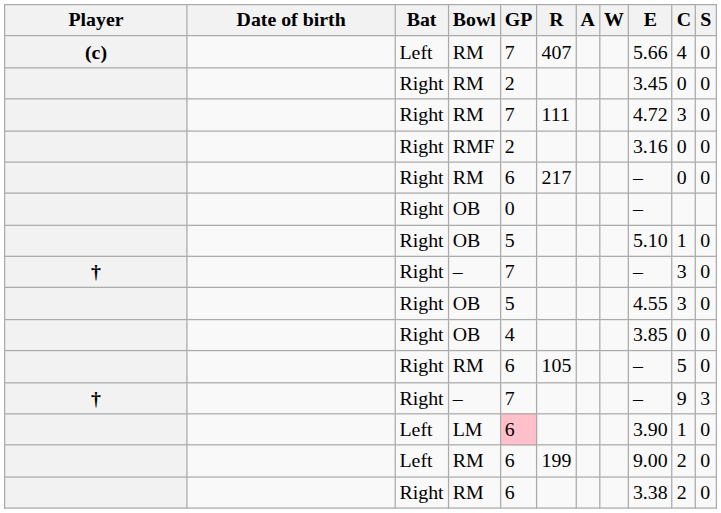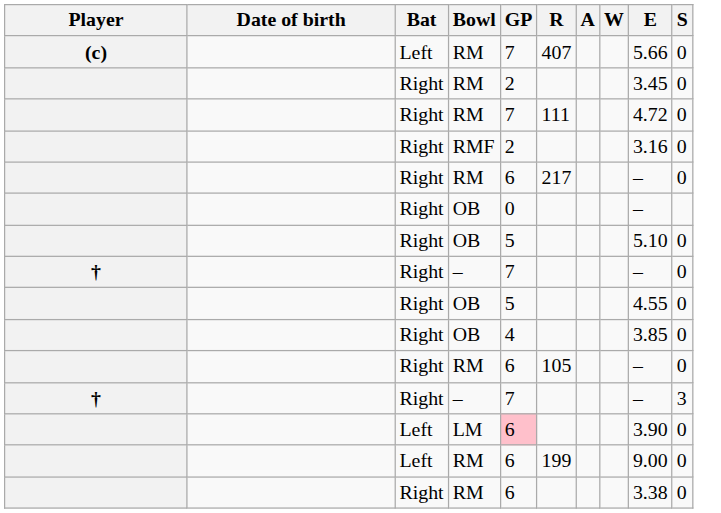- column: (684, 20)
